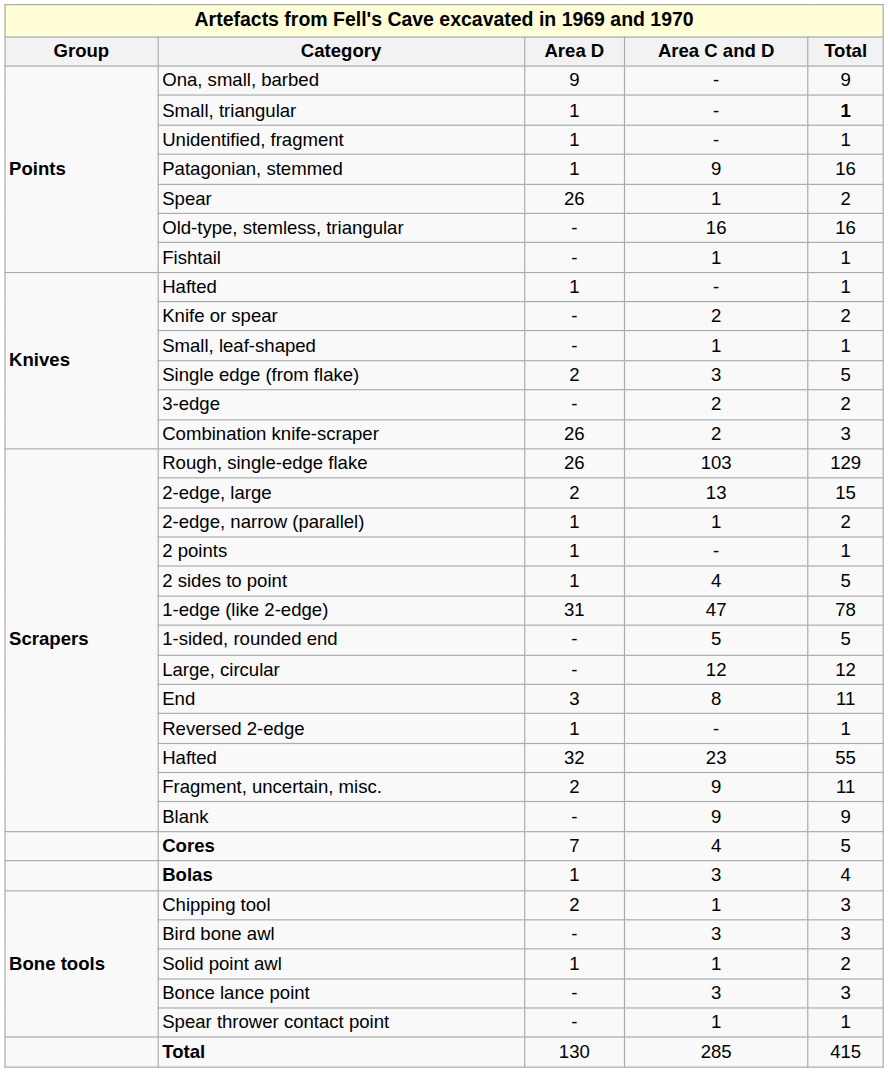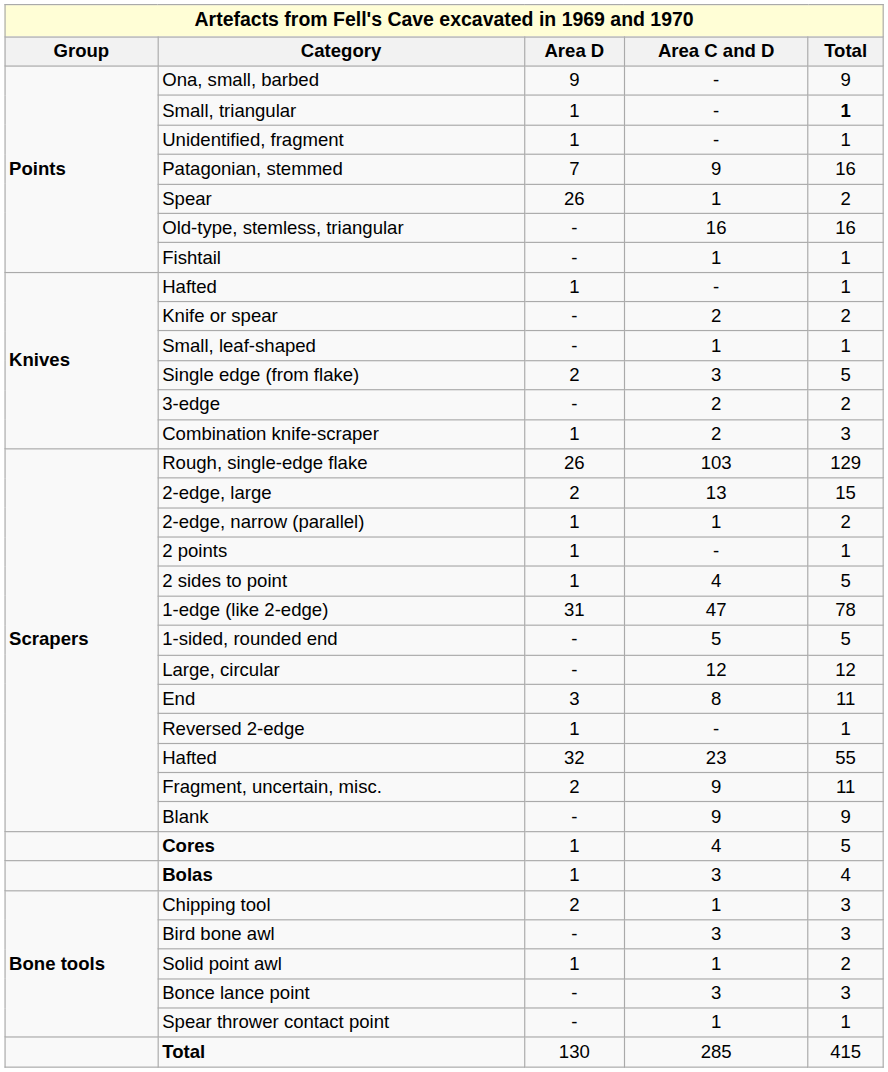(574, 169) 1 -> (574, 169) 7
(574, 434) 26 -> (574, 434) 1
(574, 846) 7 -> (574, 846) 1
